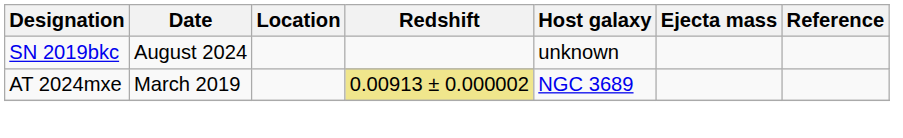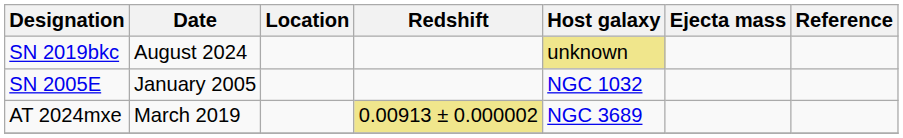(579, 52) no background -> (588, 52) khaki background
+ row: (55, 84)
